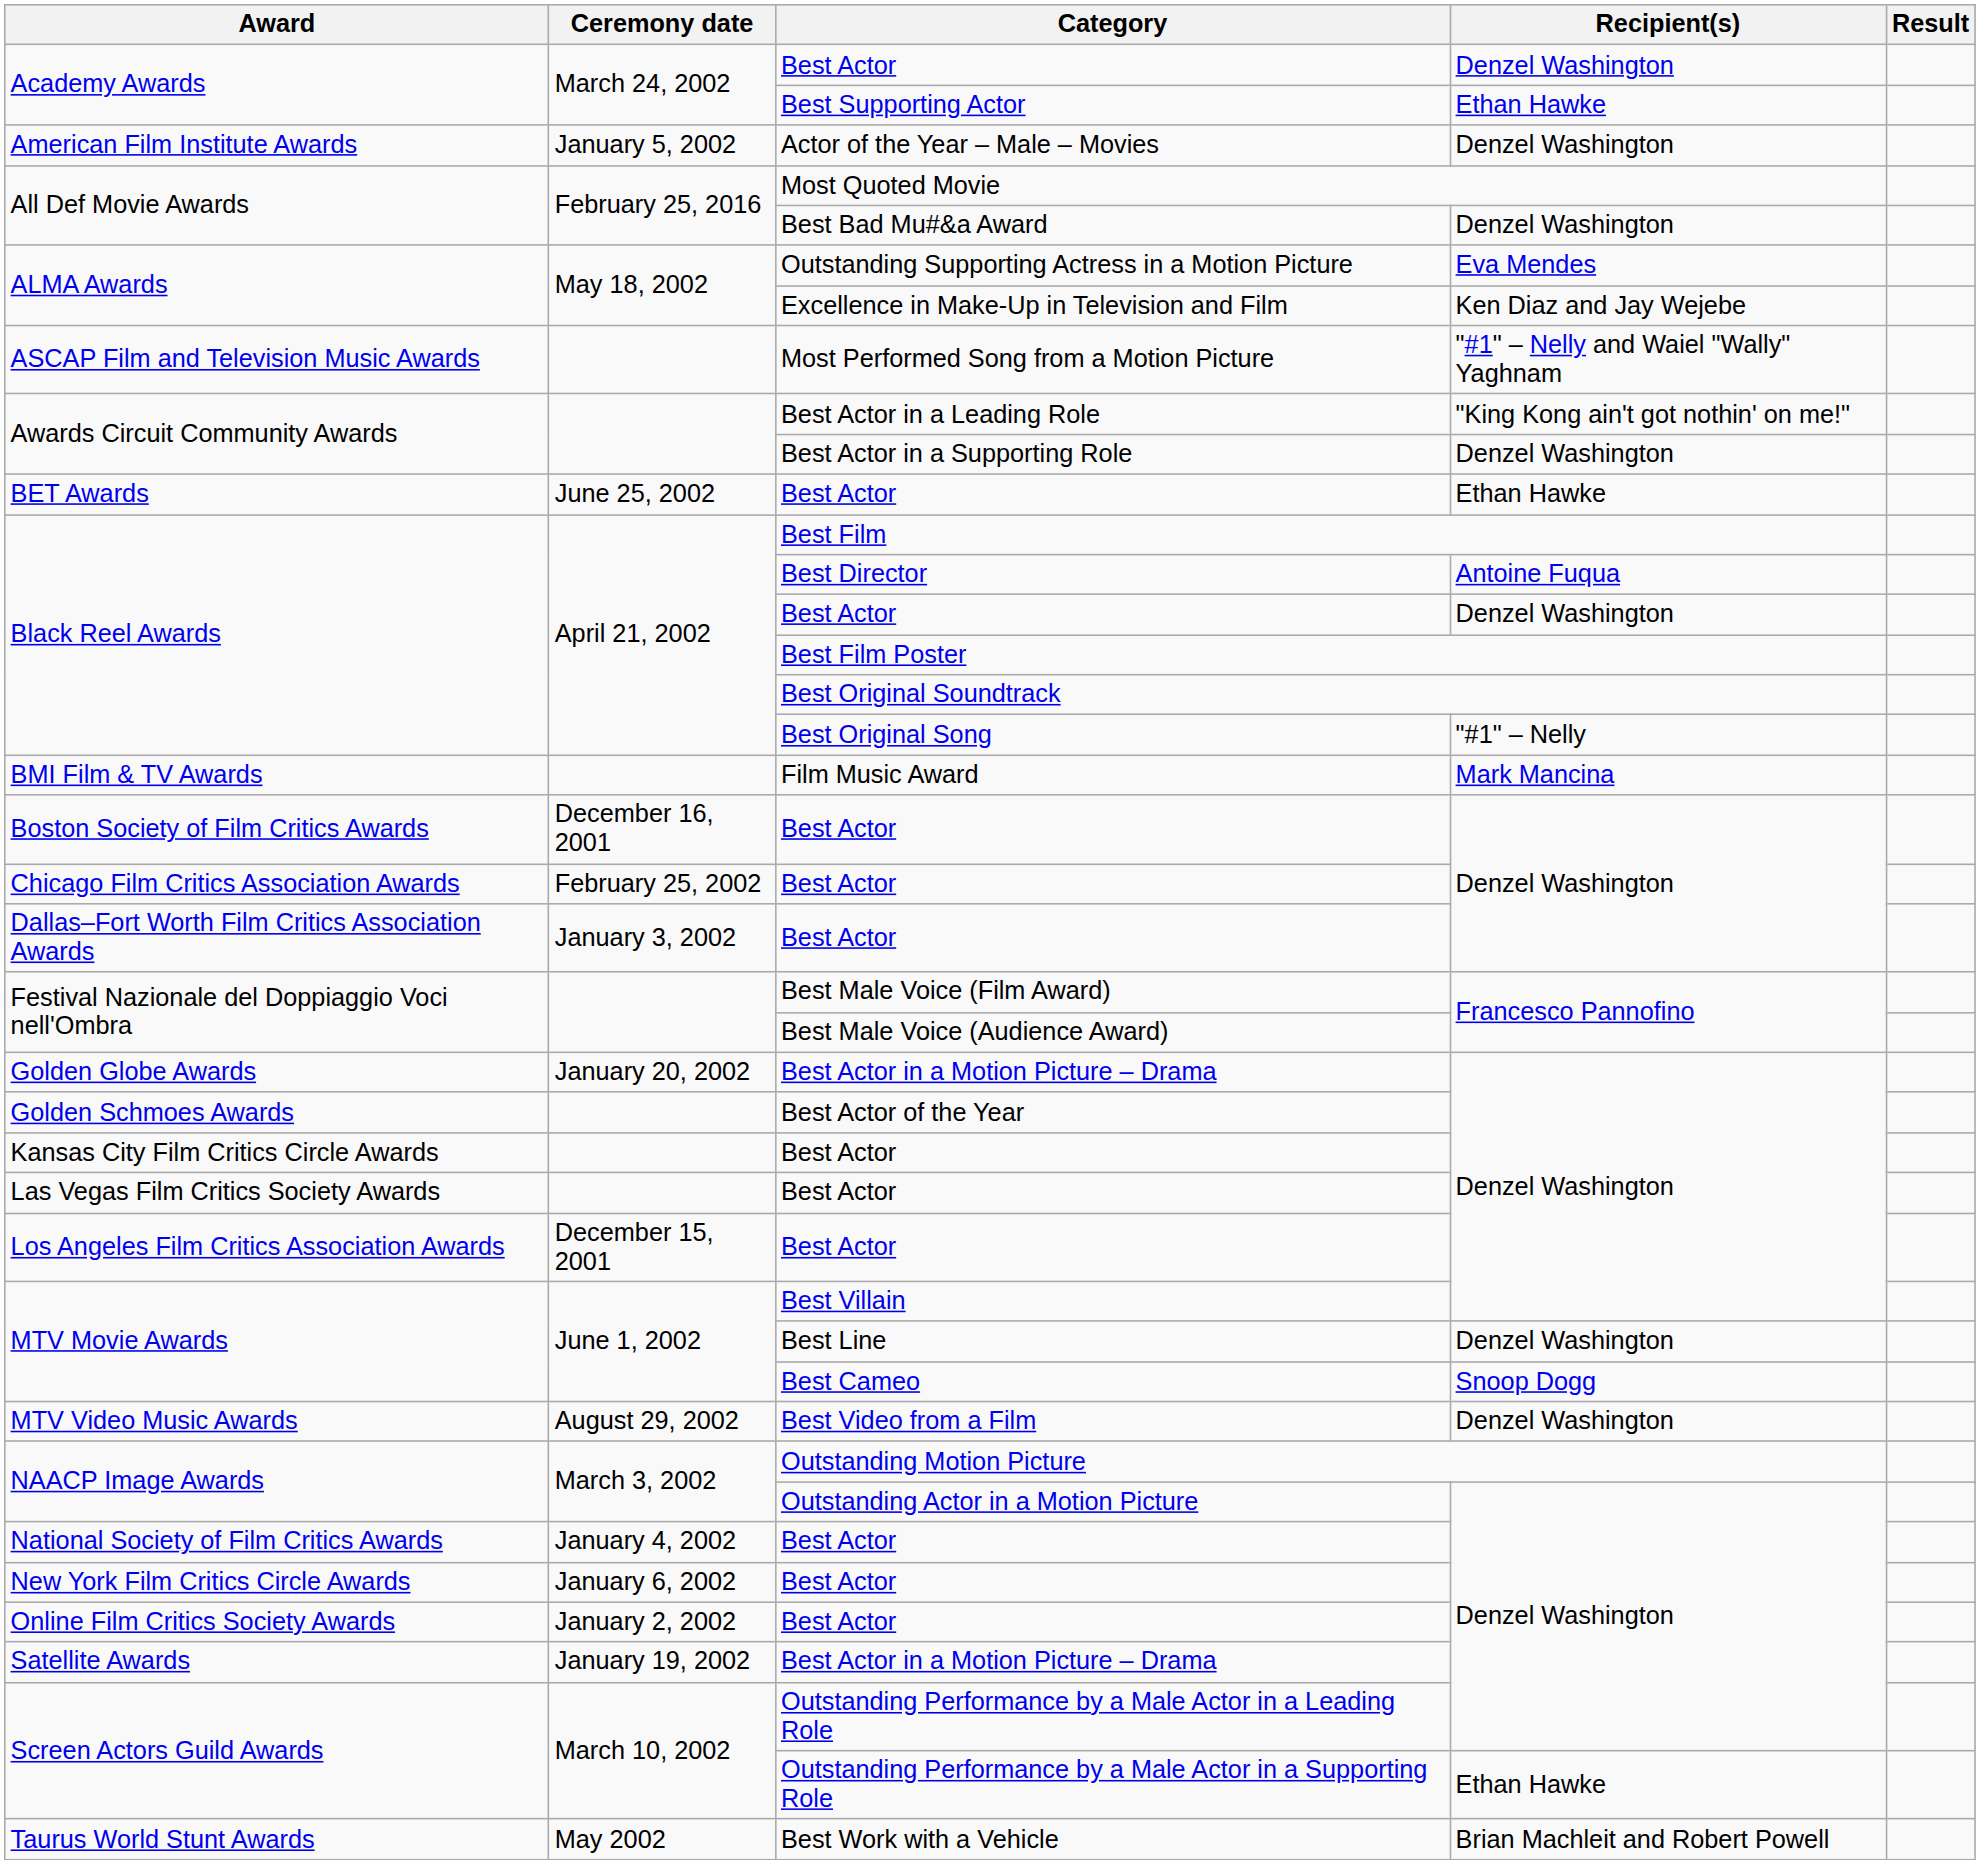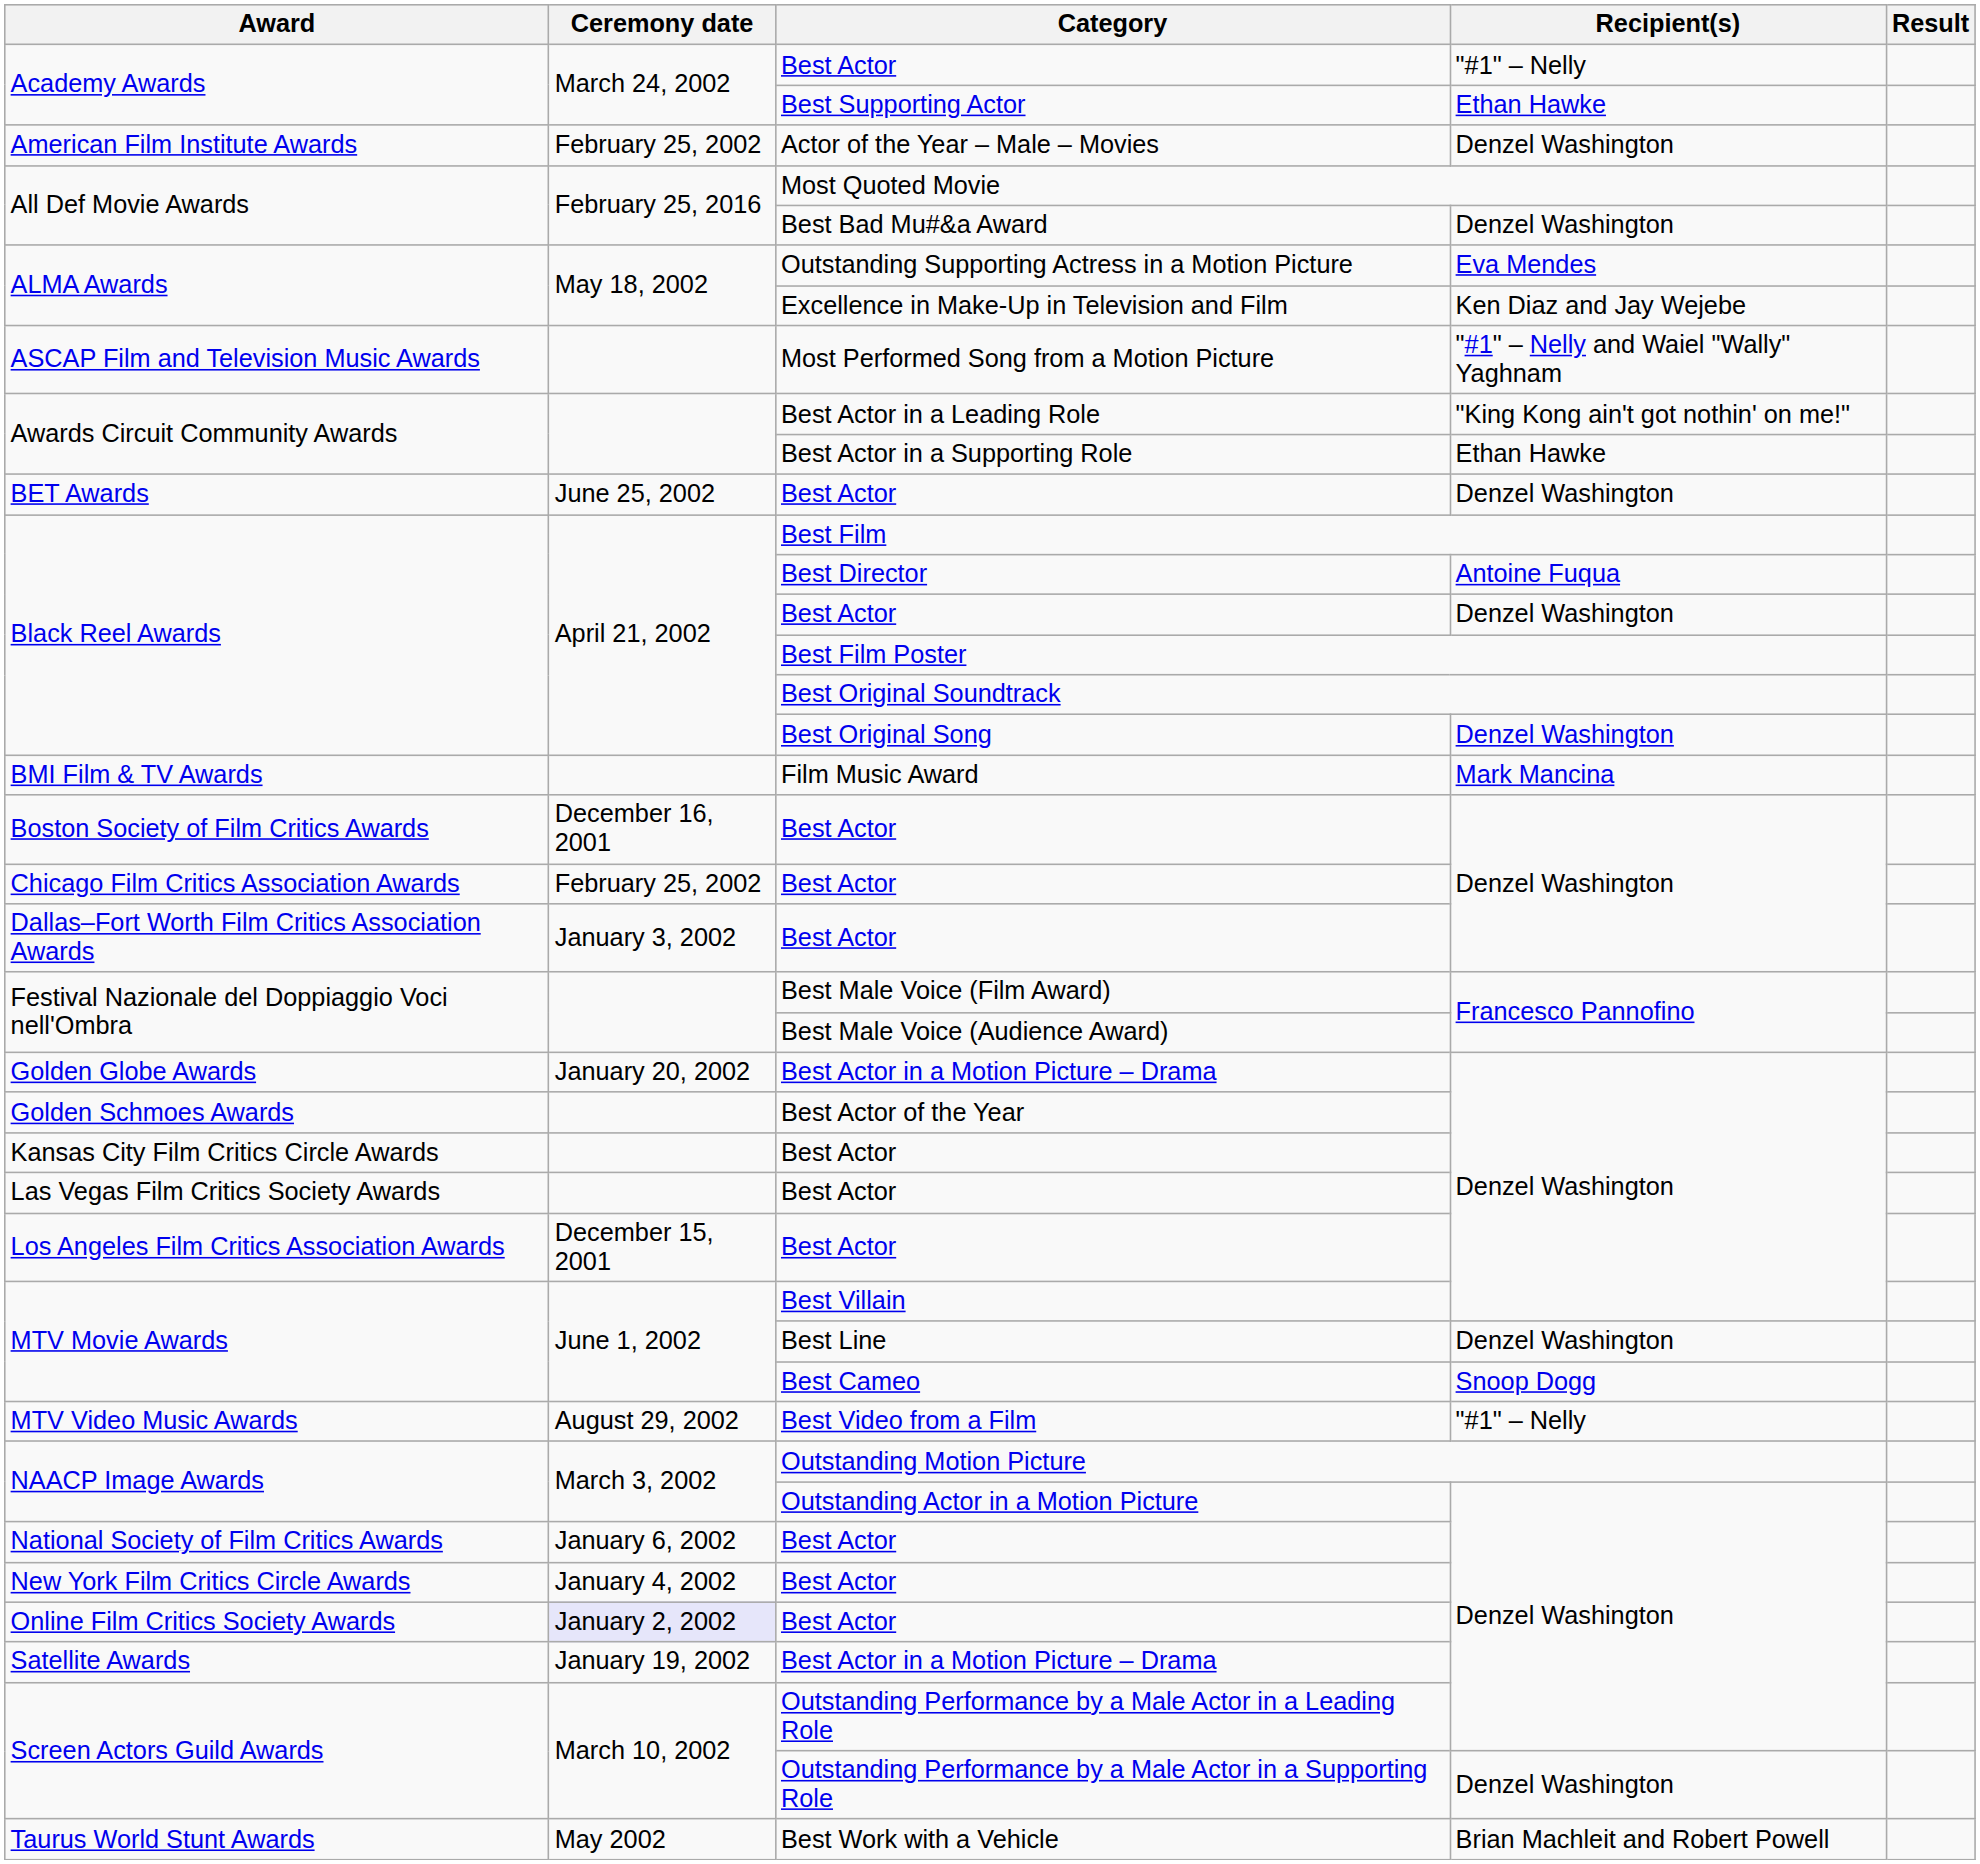(1565, 64) Denzel Washington -> (1521, 64) "#1" – Nelly
(645, 144) January 5, 2002 -> (658, 144) February 25, 2002
(1565, 453) Denzel Washington -> (1531, 453) Ethan Hawke
(1531, 494) Ethan Hawke -> (1565, 494) Denzel Washington
(1521, 734) "#1" – Nelly -> (1565, 734) Denzel Washington
(1565, 1421) Denzel Washington -> (1521, 1421) "#1" – Nelly
(645, 1541) January 4, 2002 -> (645, 1541) January 6, 2002
(645, 1581) January 6, 2002 -> (645, 1581) January 4, 2002
(645, 1621) no background -> (645, 1621) lavender background
(1531, 1784) Ethan Hawke -> (1565, 1784) Denzel Washington
